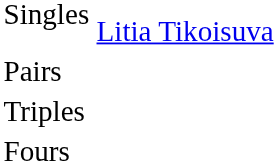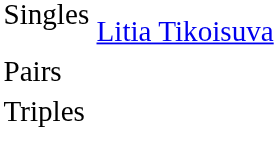- row: (37, 151)
